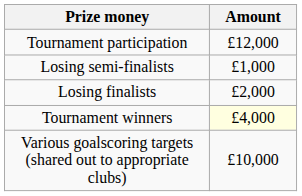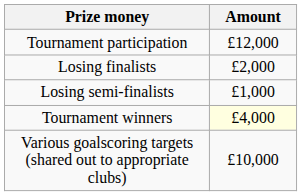rows swapped: (107, 67) <-> (107, 92)
